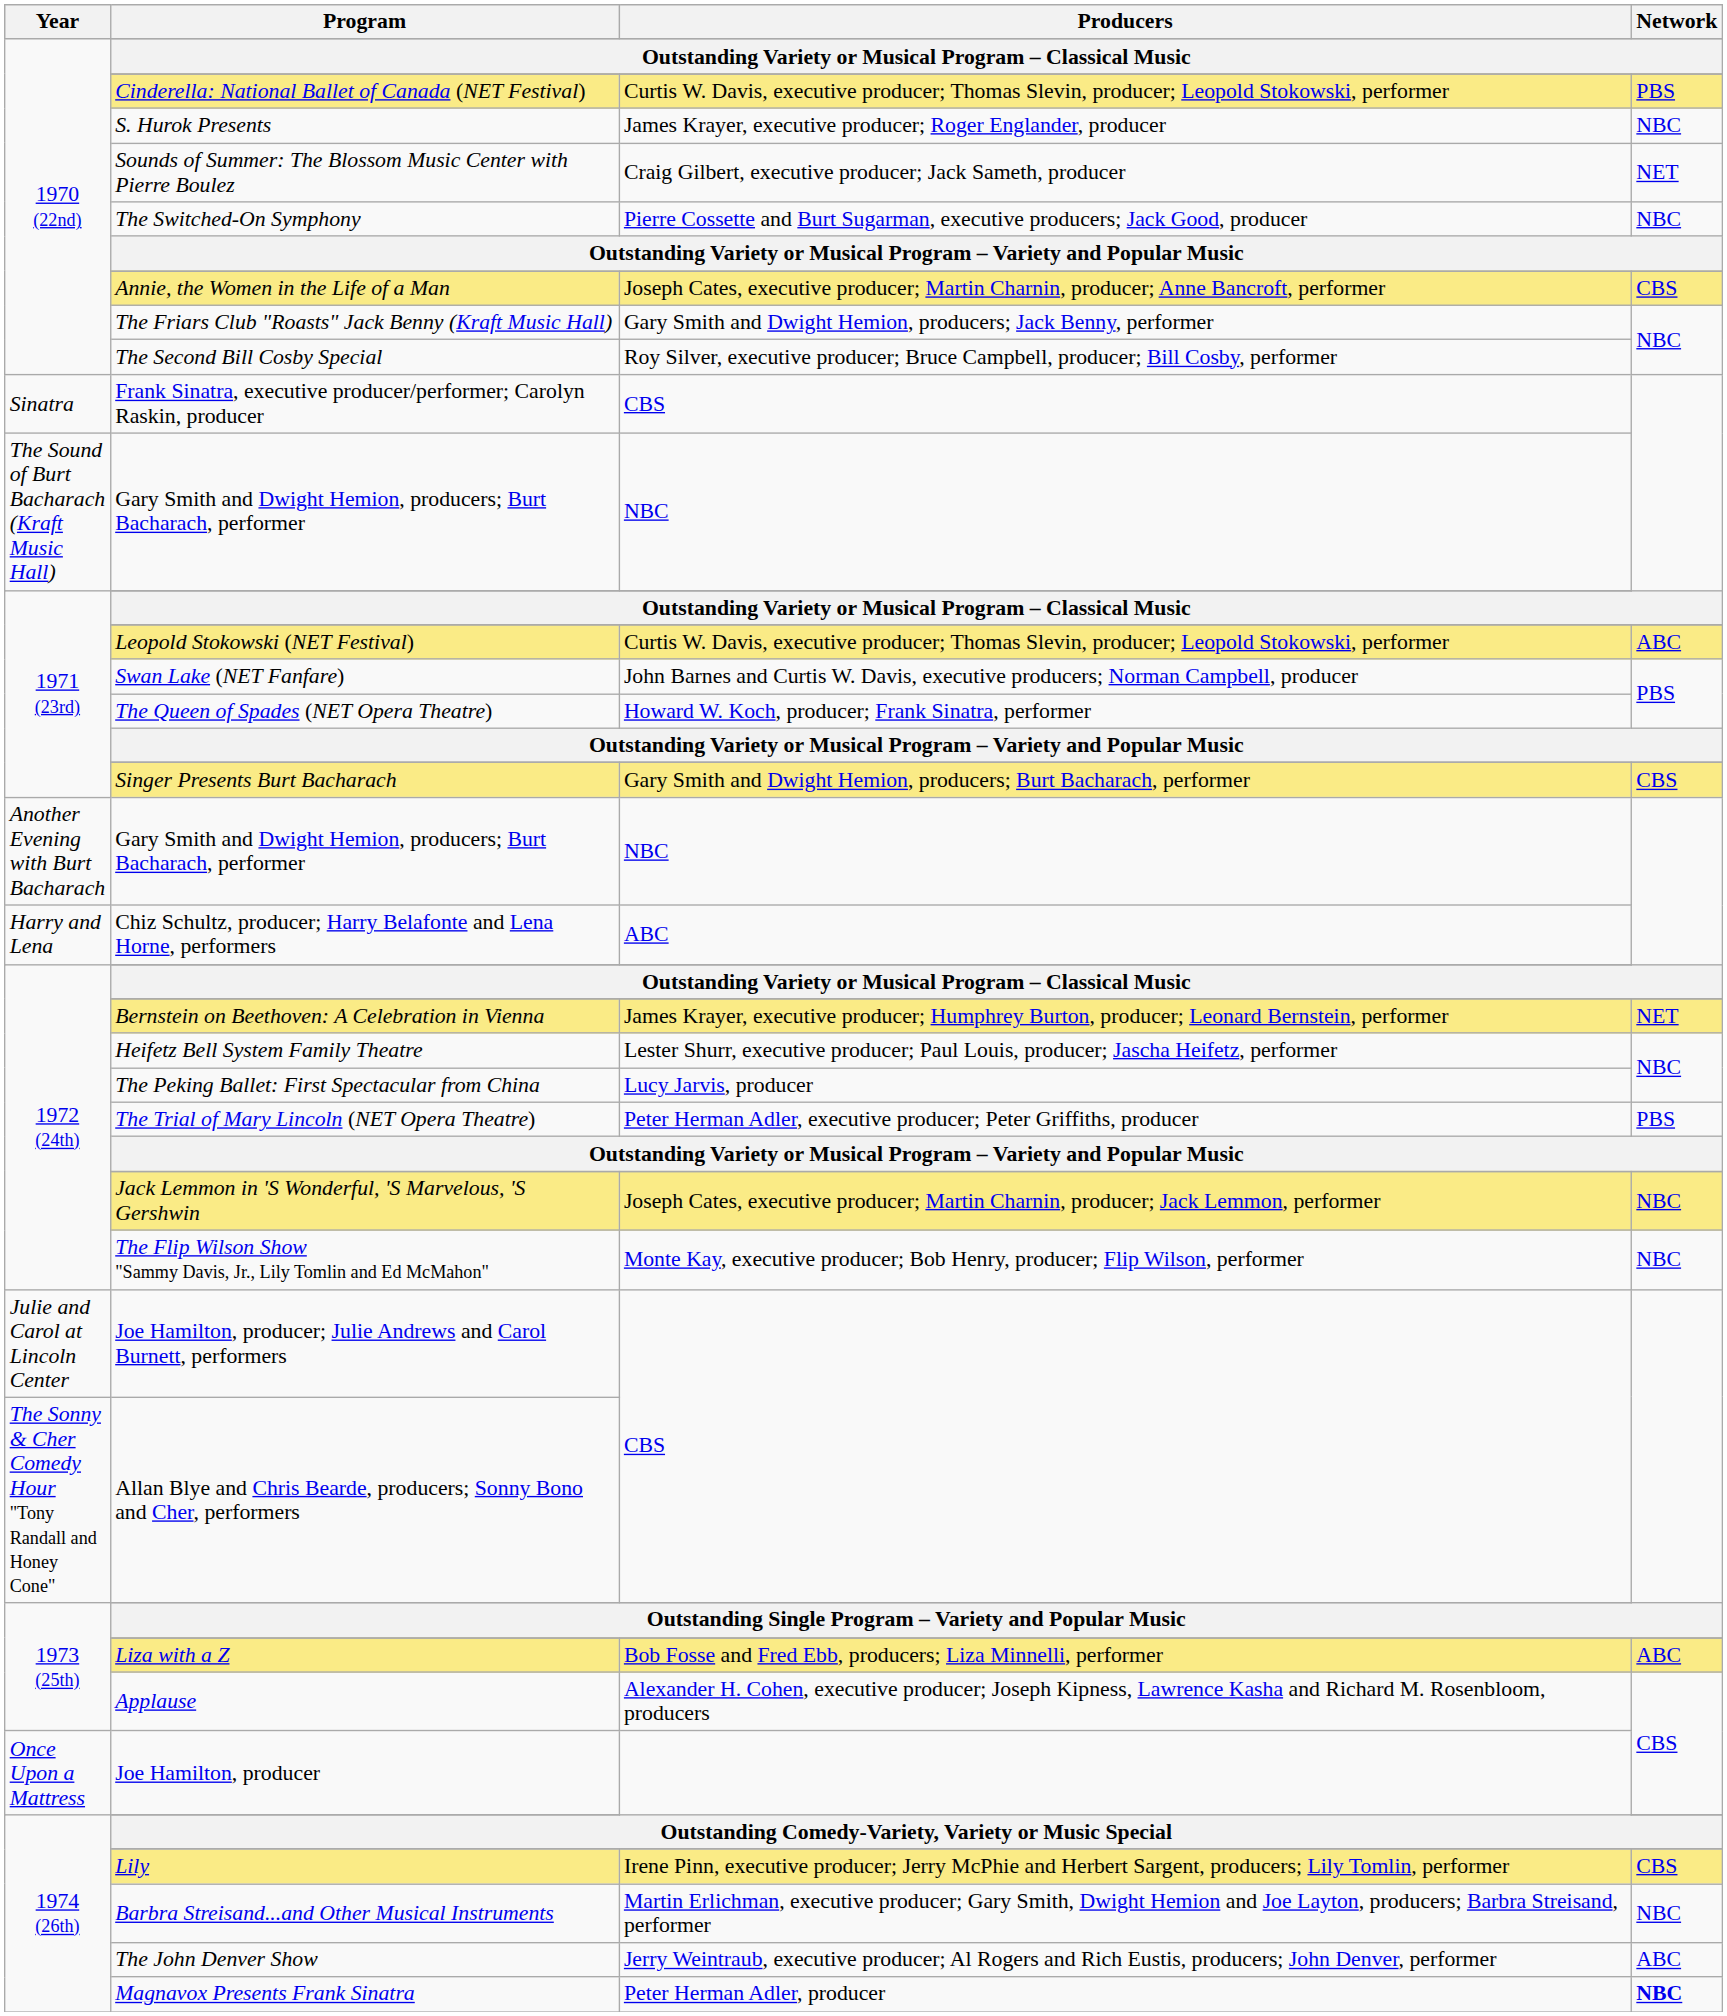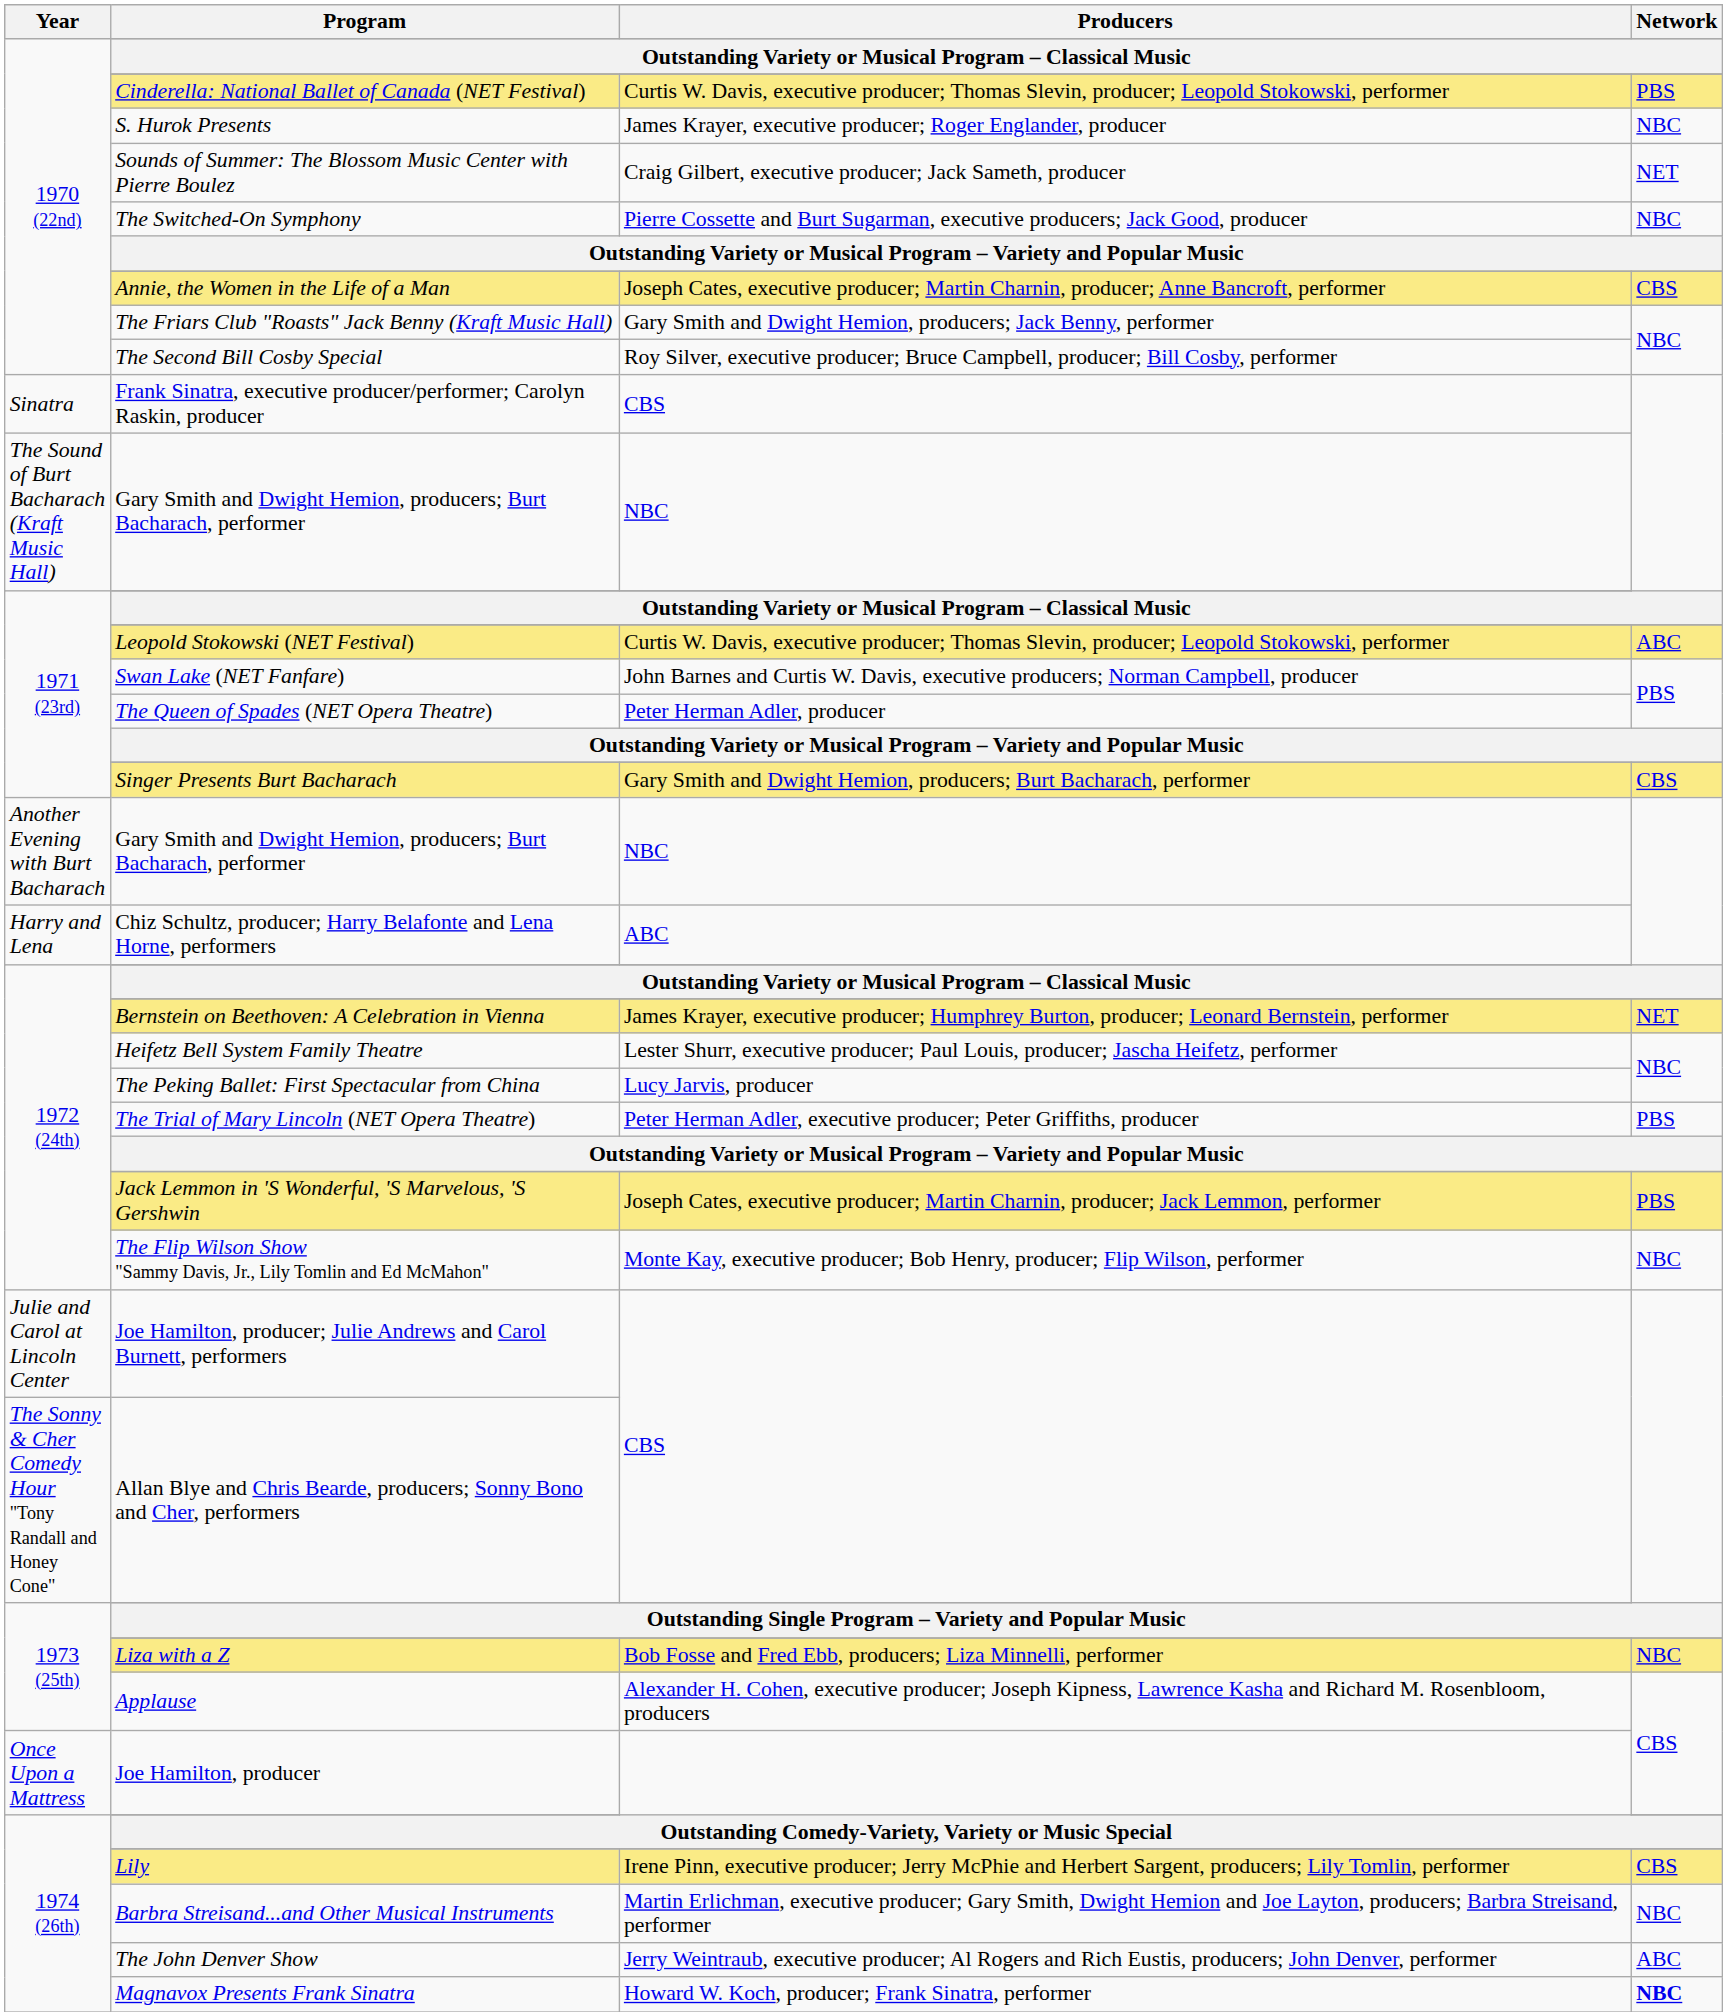(857, 710) Howard W. Koch, producer; Frank Sinatra, performer -> (755, 710) Peter Herman Adler, producer
(1659, 1200) NBC -> (1656, 1200) PBS
(1659, 1654) ABC -> (1659, 1654) NBC
(755, 1994) Peter Herman Adler, producer -> (857, 1994) Howard W. Koch, producer; Frank Sinatra, performer
